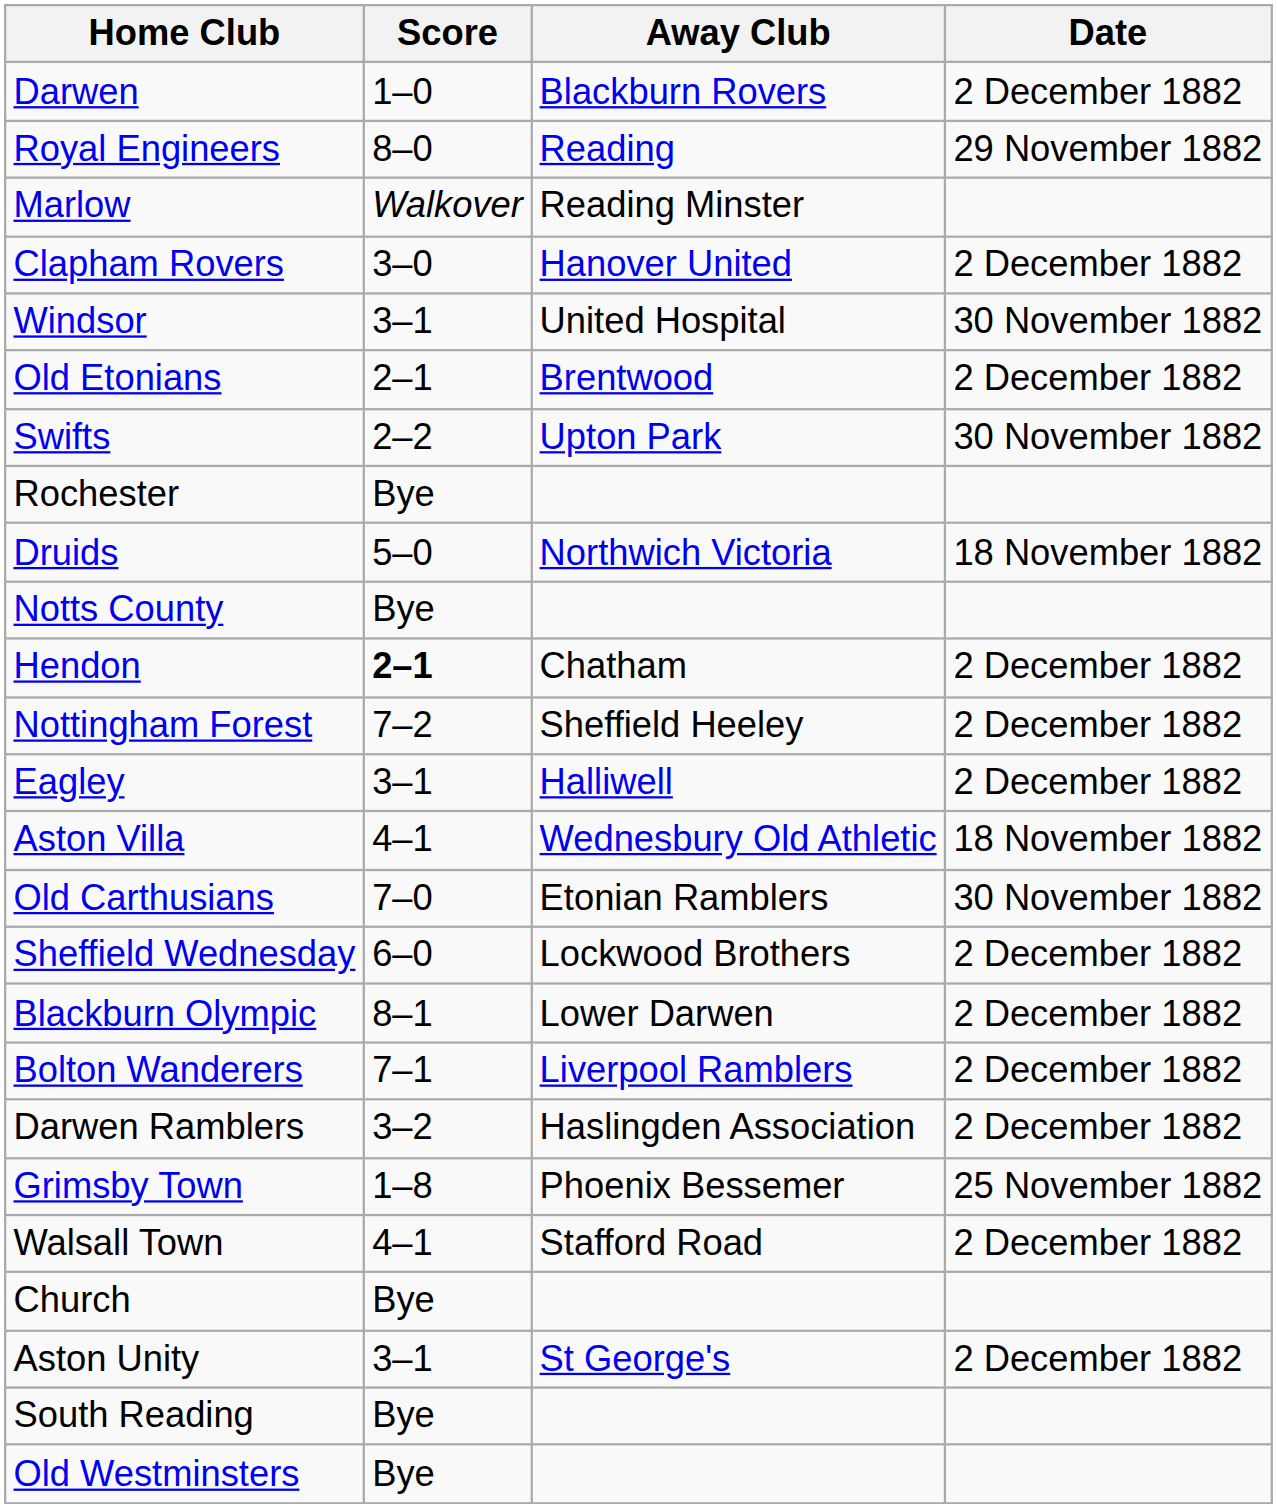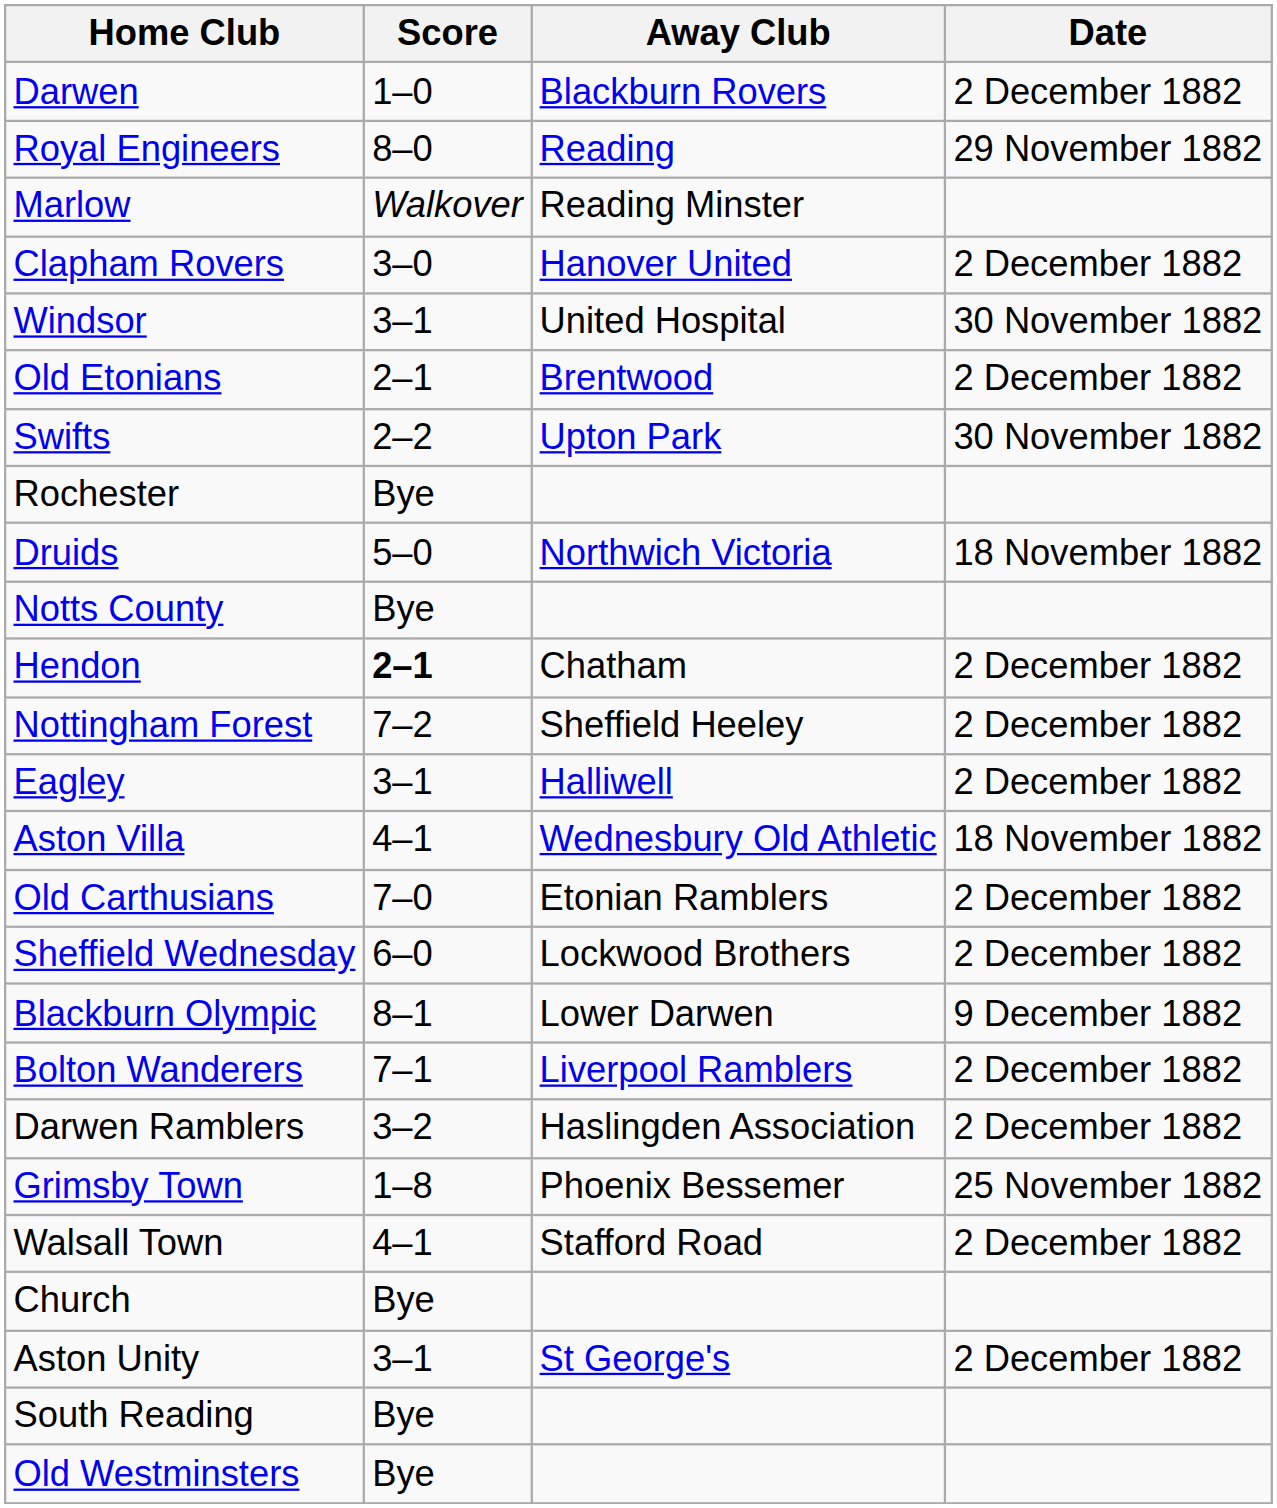(1108, 897) 30 November 1882 -> (1098, 897) 2 December 1882
(1098, 1012) 2 December 1882 -> (1098, 1012) 9 December 1882
